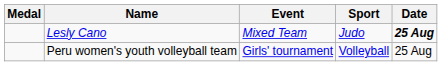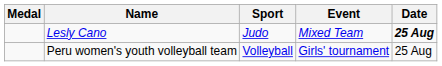columns swapped: (364, 14) <-> (288, 14)
